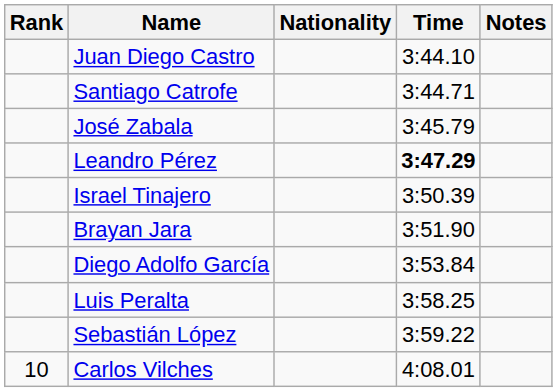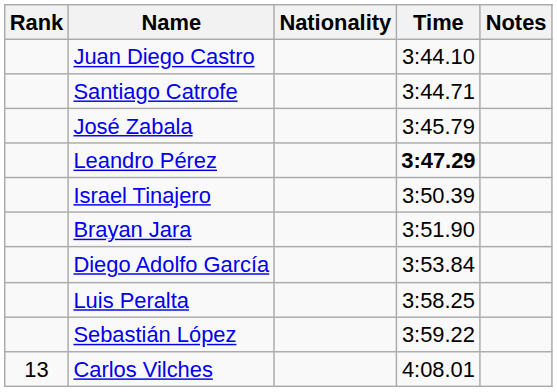(37, 369) 10 -> (37, 369) 13
